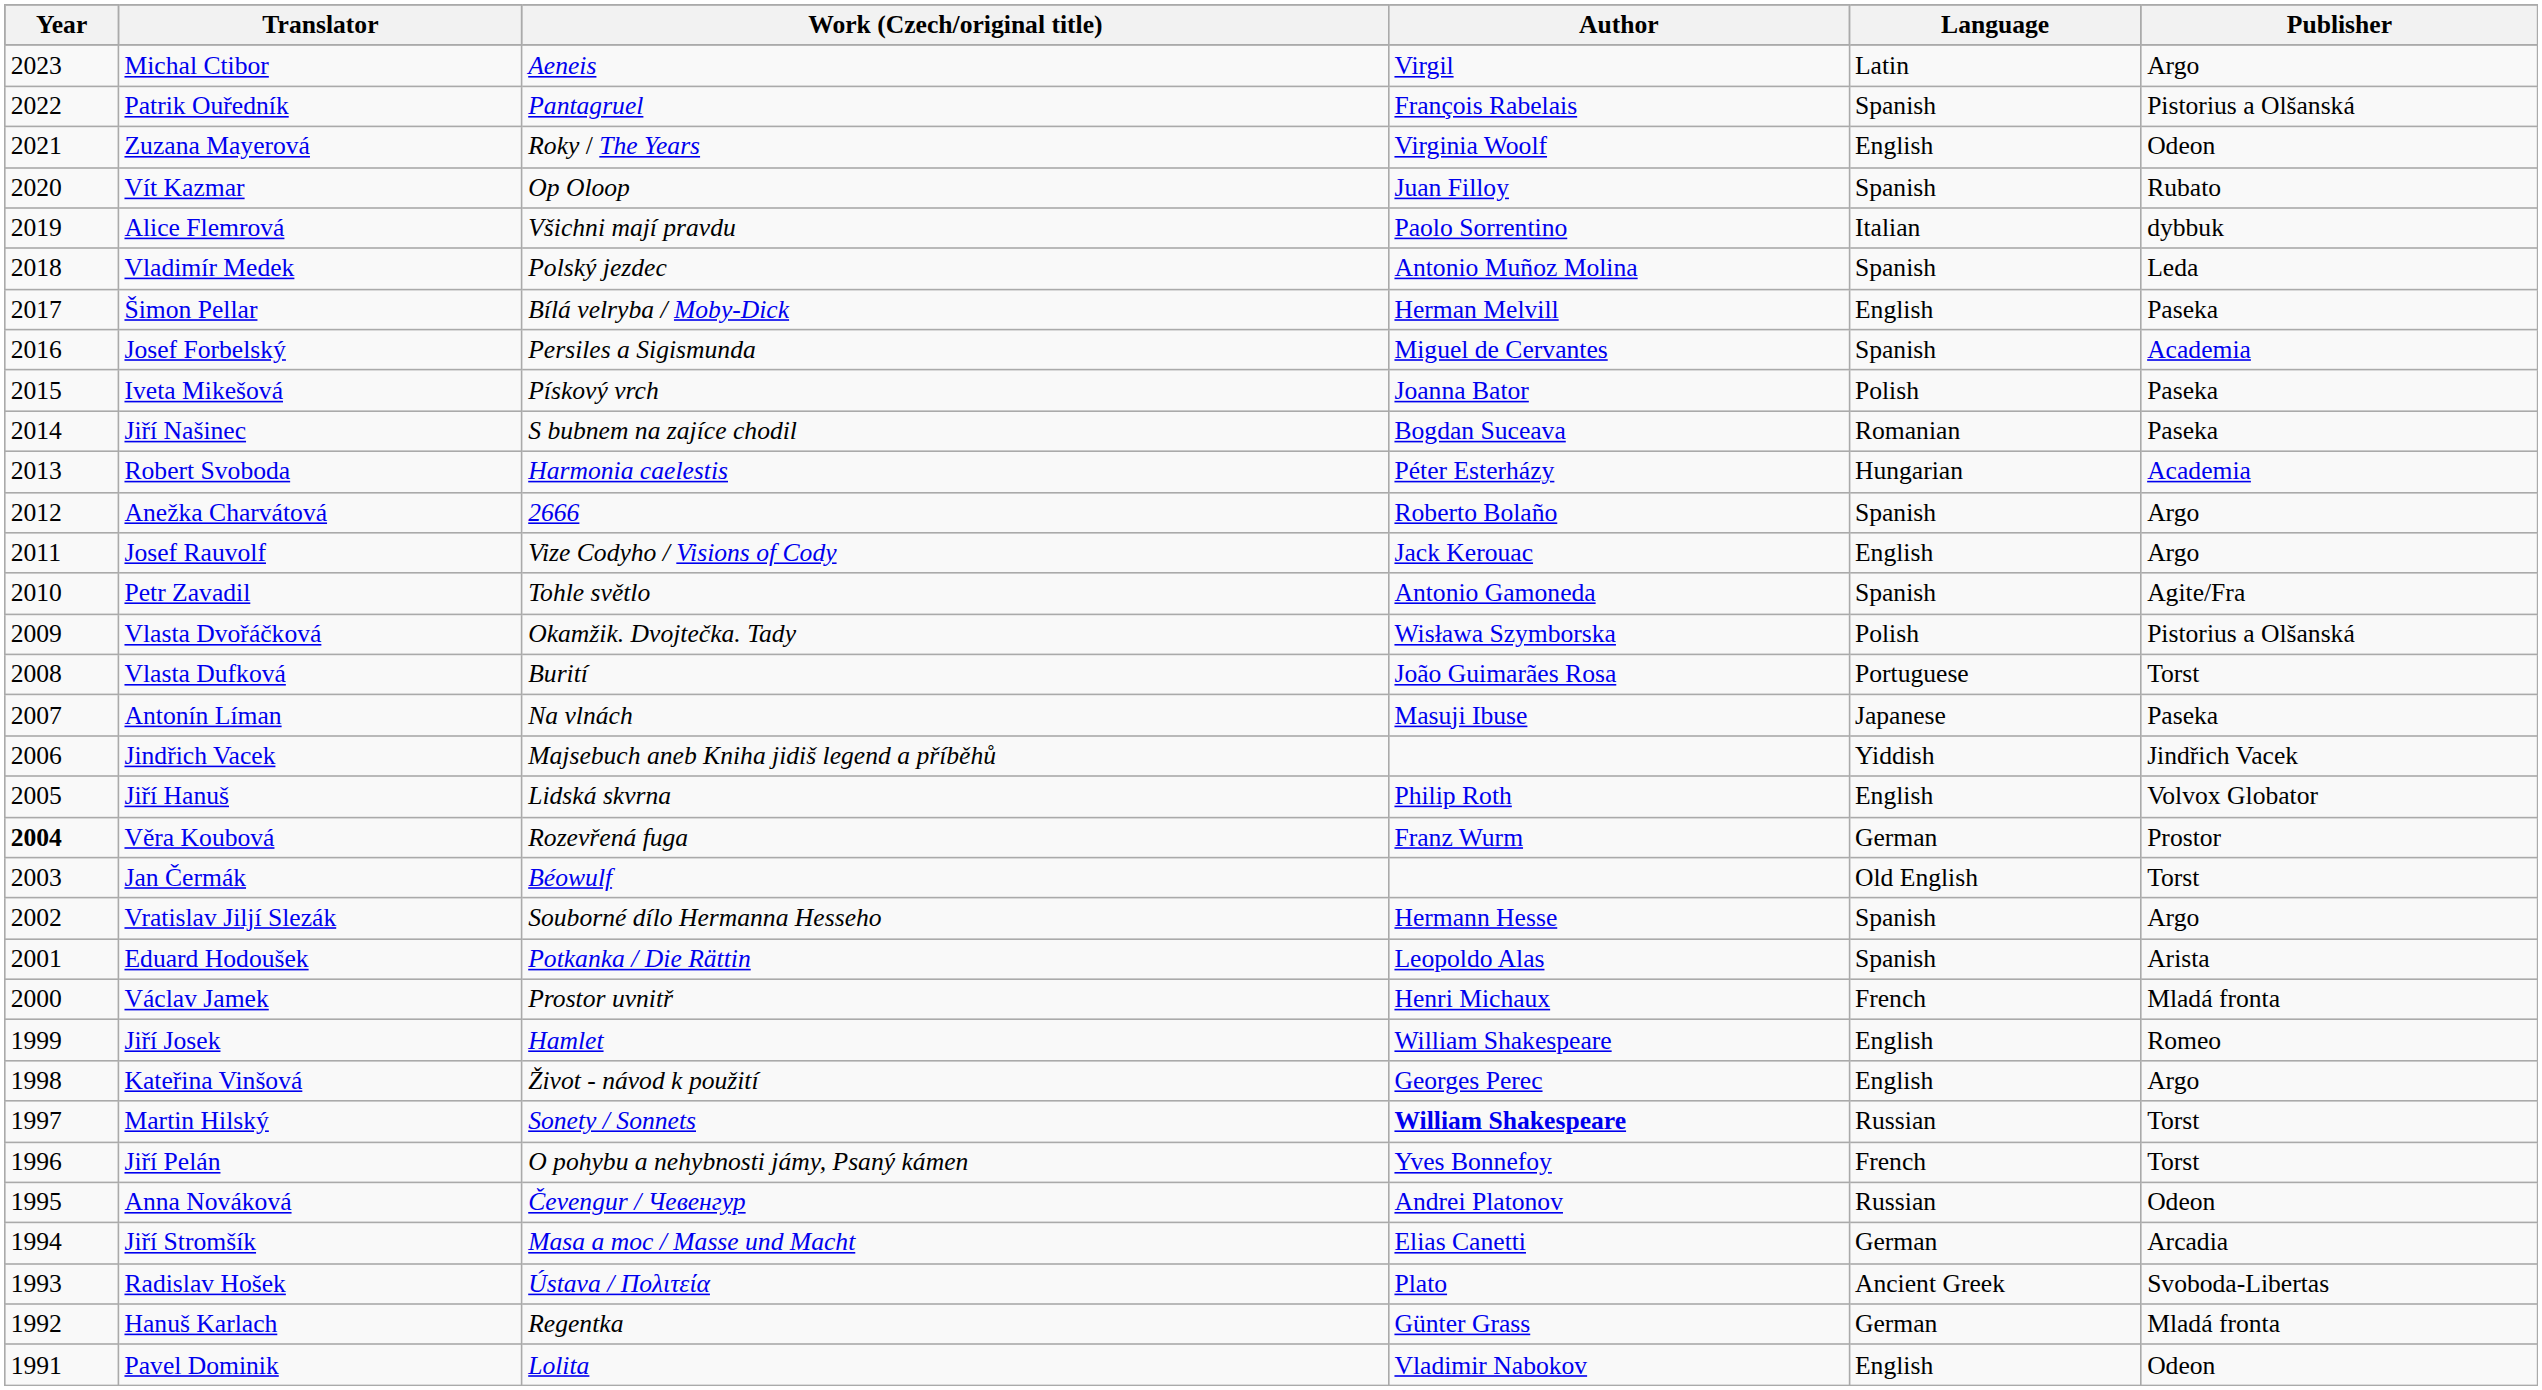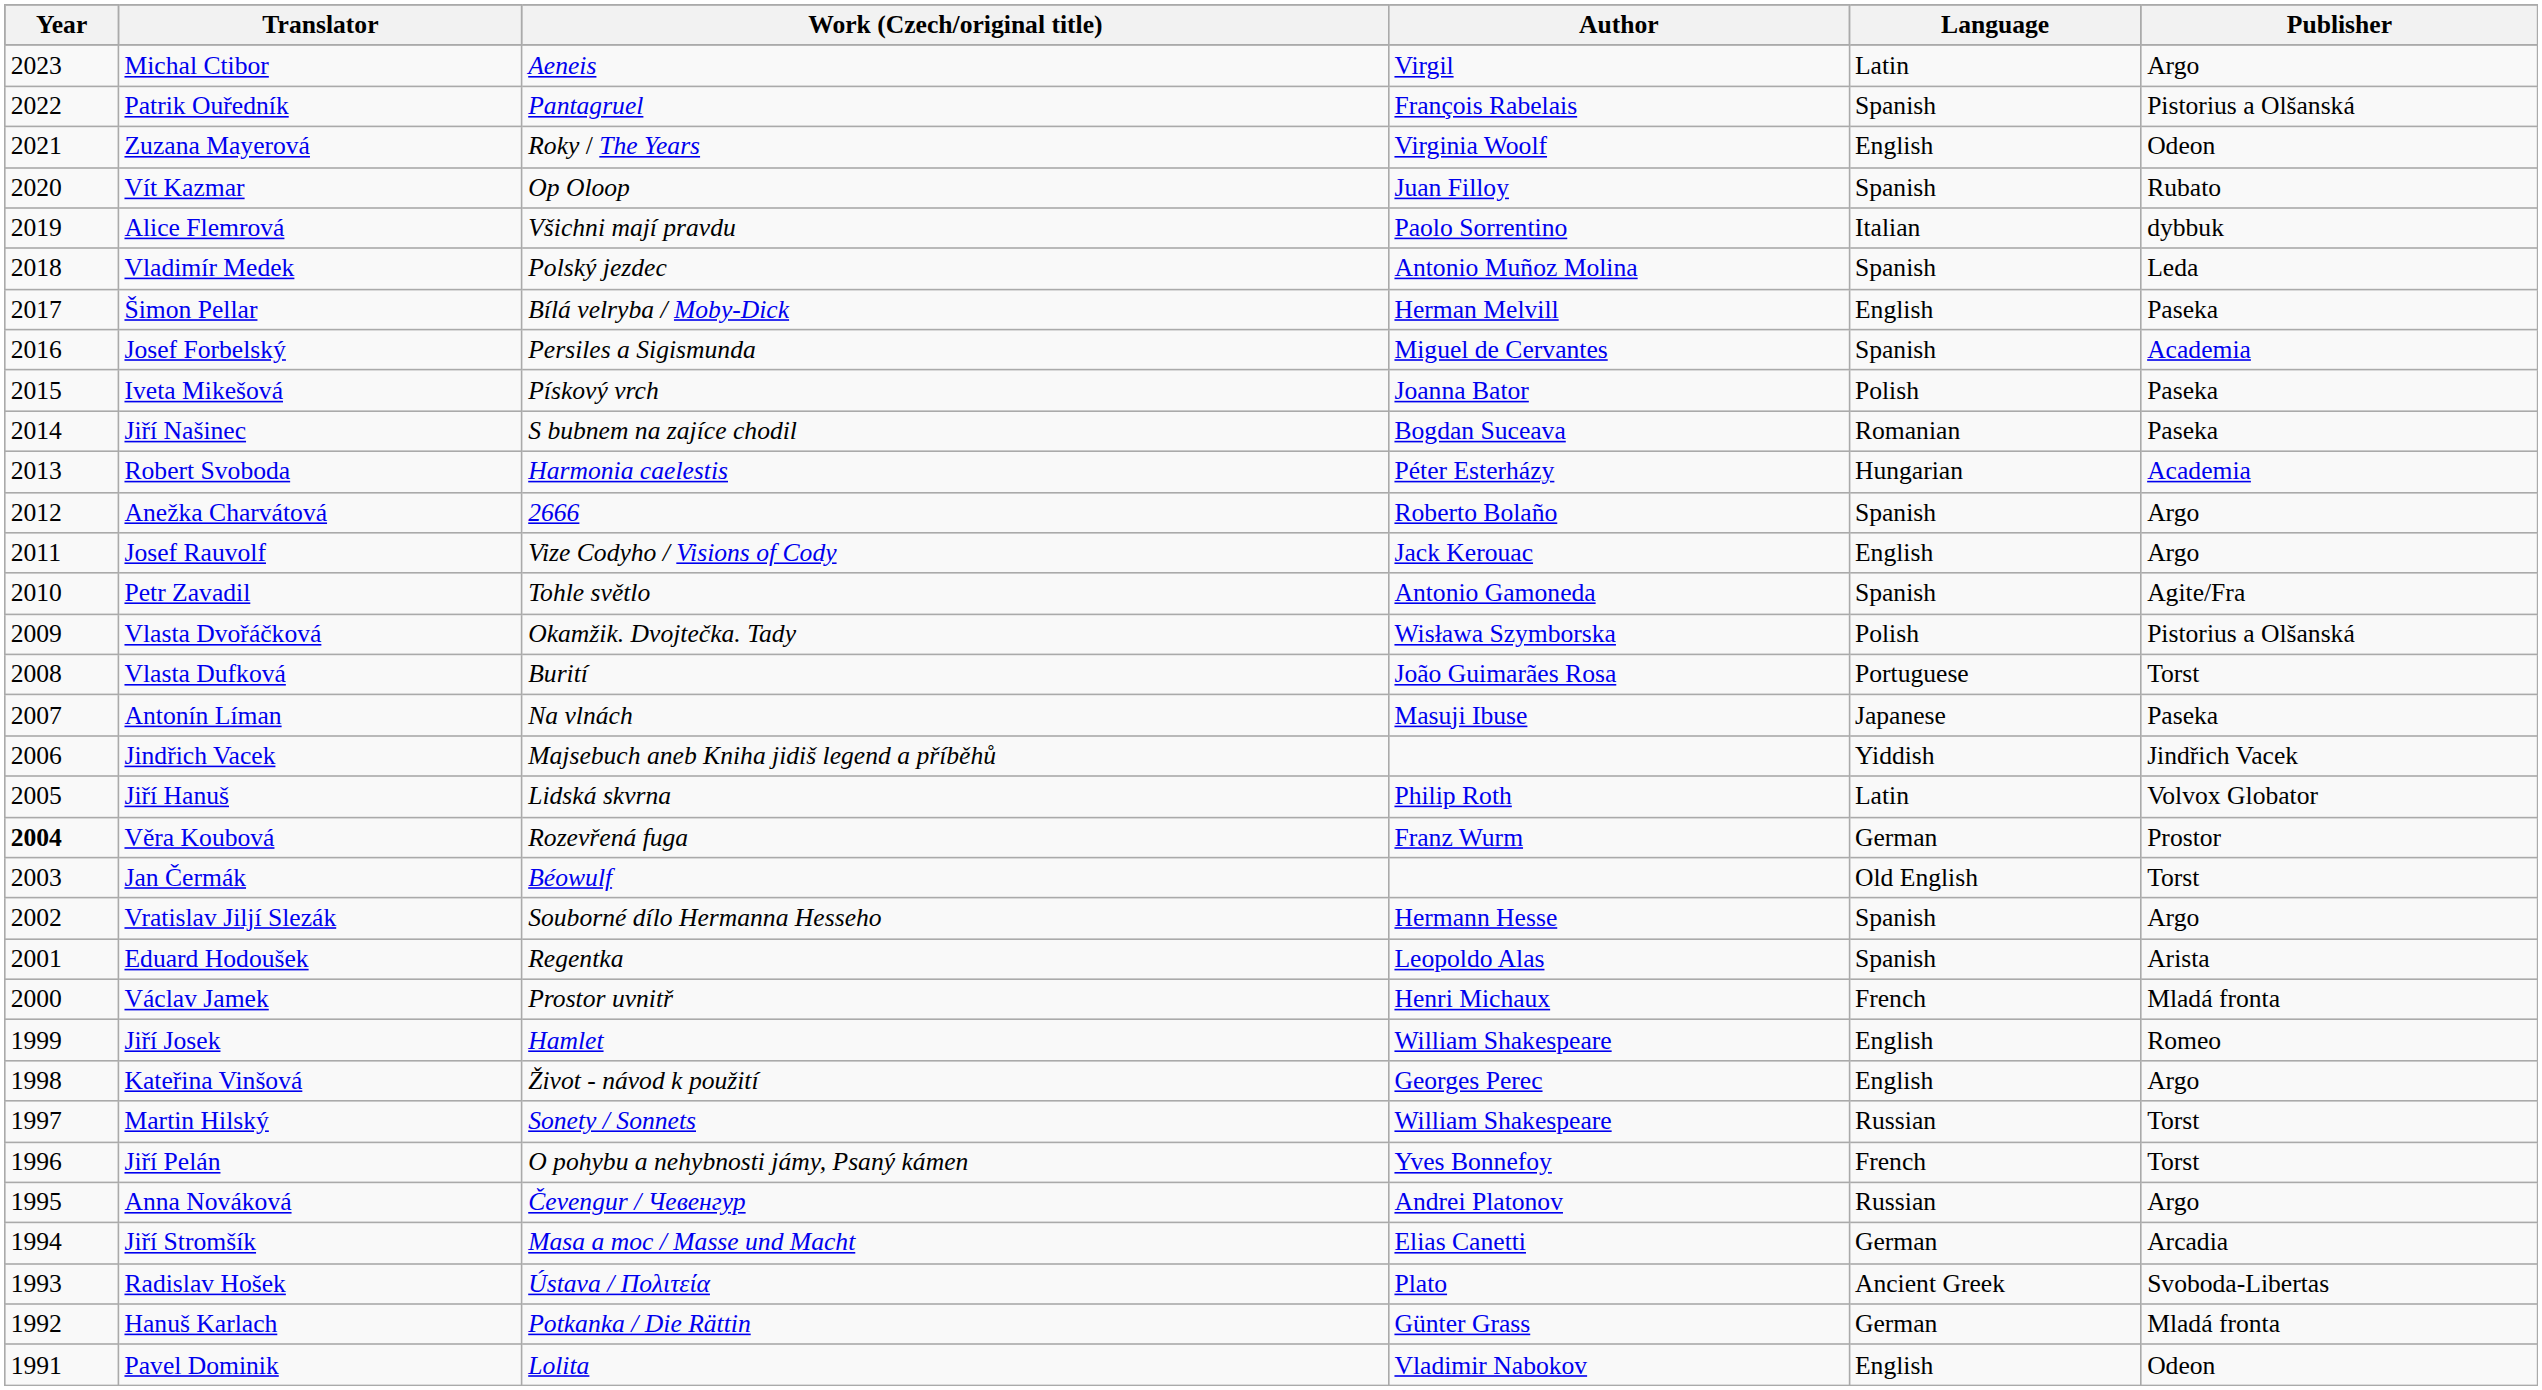(1894, 796) English -> (1882, 796) Latin
(639, 958) Potkanka / Die Rättin -> (576, 958) Regentka
(1510, 1120) bold -> (1503, 1120) normal
(2181, 1202) Odeon -> (2173, 1202) Argo
(576, 1324) Regentka -> (639, 1324) Potkanka / Die Rättin
